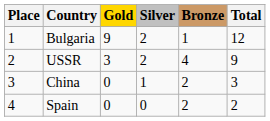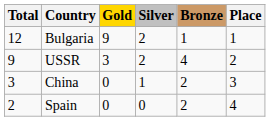columns swapped: (24, 15) <-> (246, 15)
